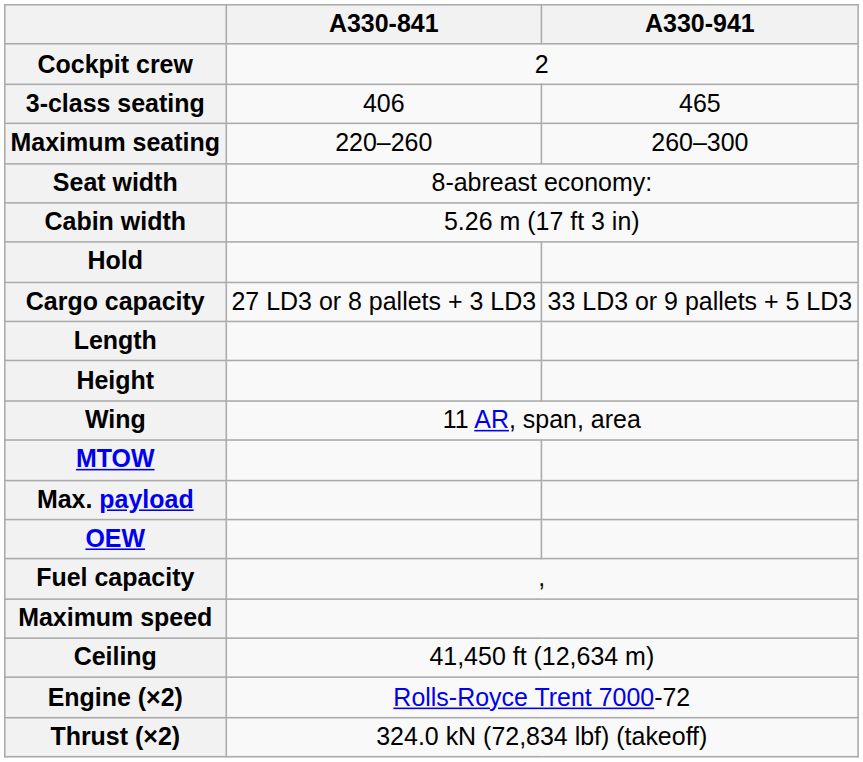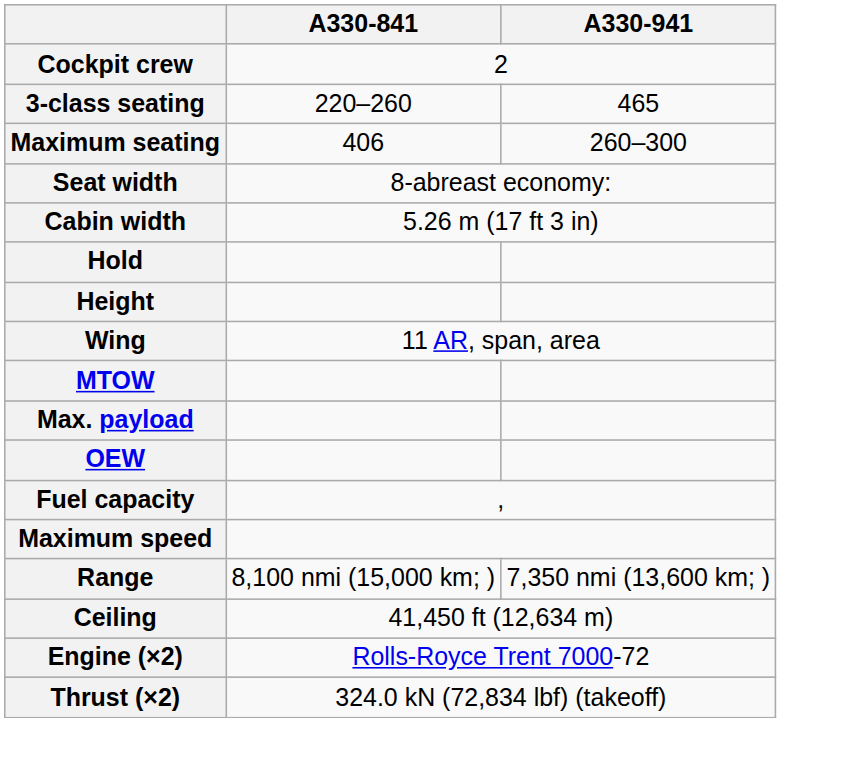(384, 103) 406 -> (363, 103) 220–260
(384, 143) 220–260 -> (363, 143) 406
- row: (115, 301)
- row: (115, 340)
+ row: (115, 578)
